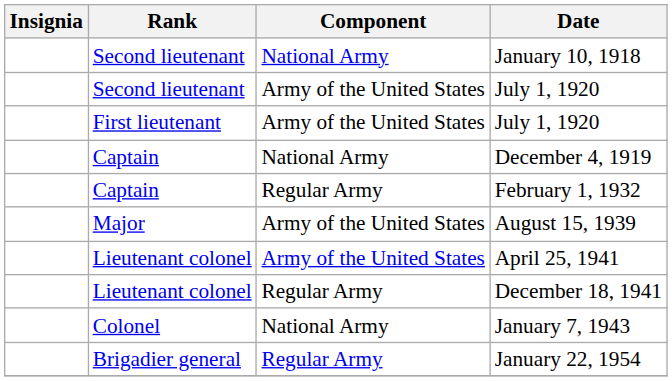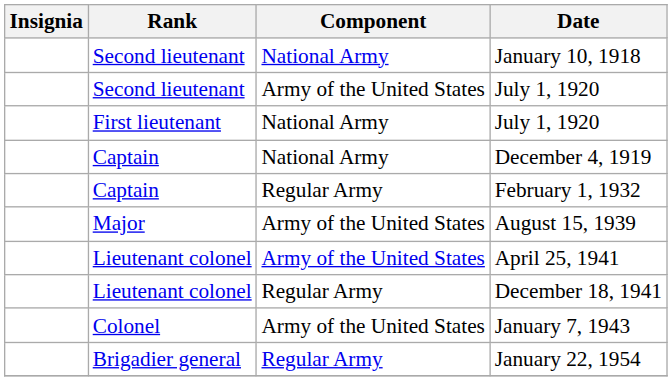(373, 122) Army of the United States -> (325, 122) National Army
(325, 325) National Army -> (373, 325) Army of the United States
